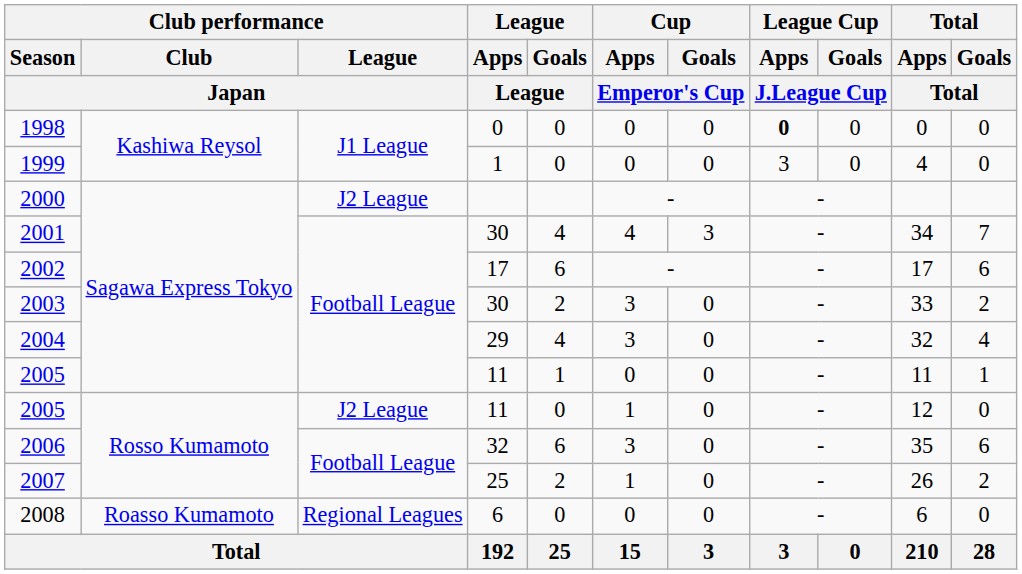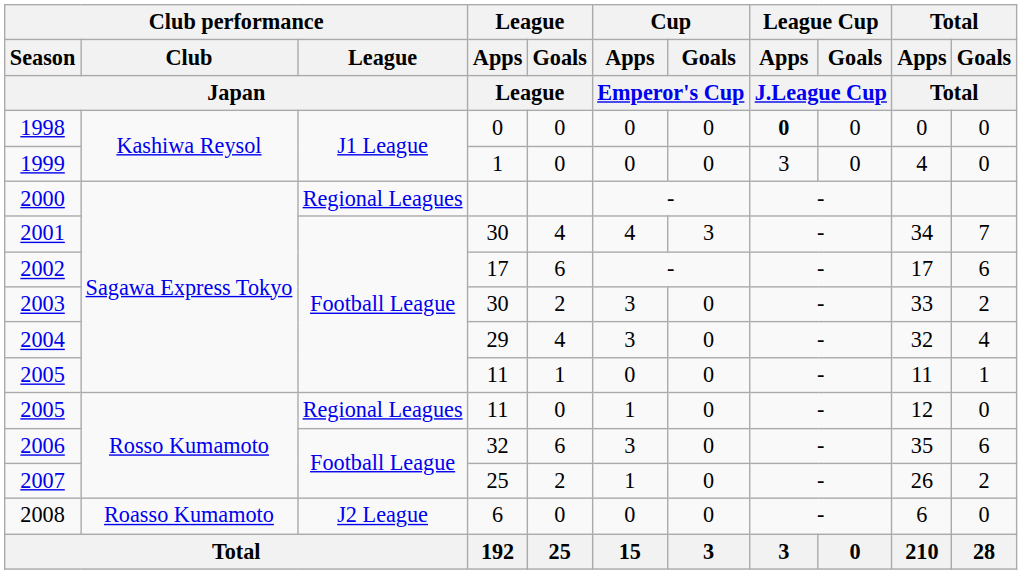(383, 198) J2 League -> (383, 198) Regional Leagues
(383, 410) J2 League -> (383, 410) Regional Leagues
(383, 515) Regional Leagues -> (383, 515) J2 League
